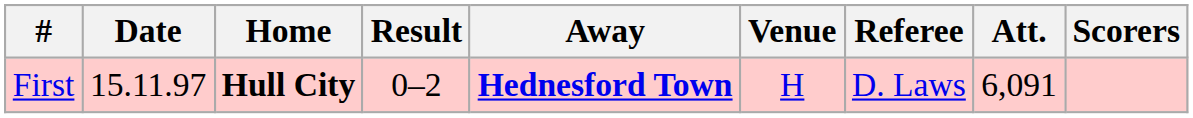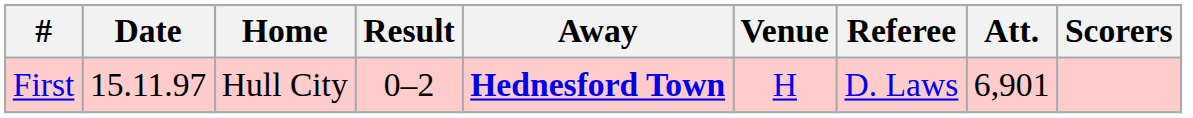(288, 84) bold -> (285, 84) normal
(1019, 84) 6,091 -> (1012, 84) 6,901
